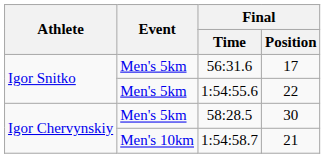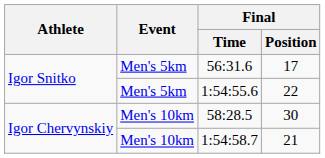(153, 116) Men's 5km -> (157, 116) Men's 10km
